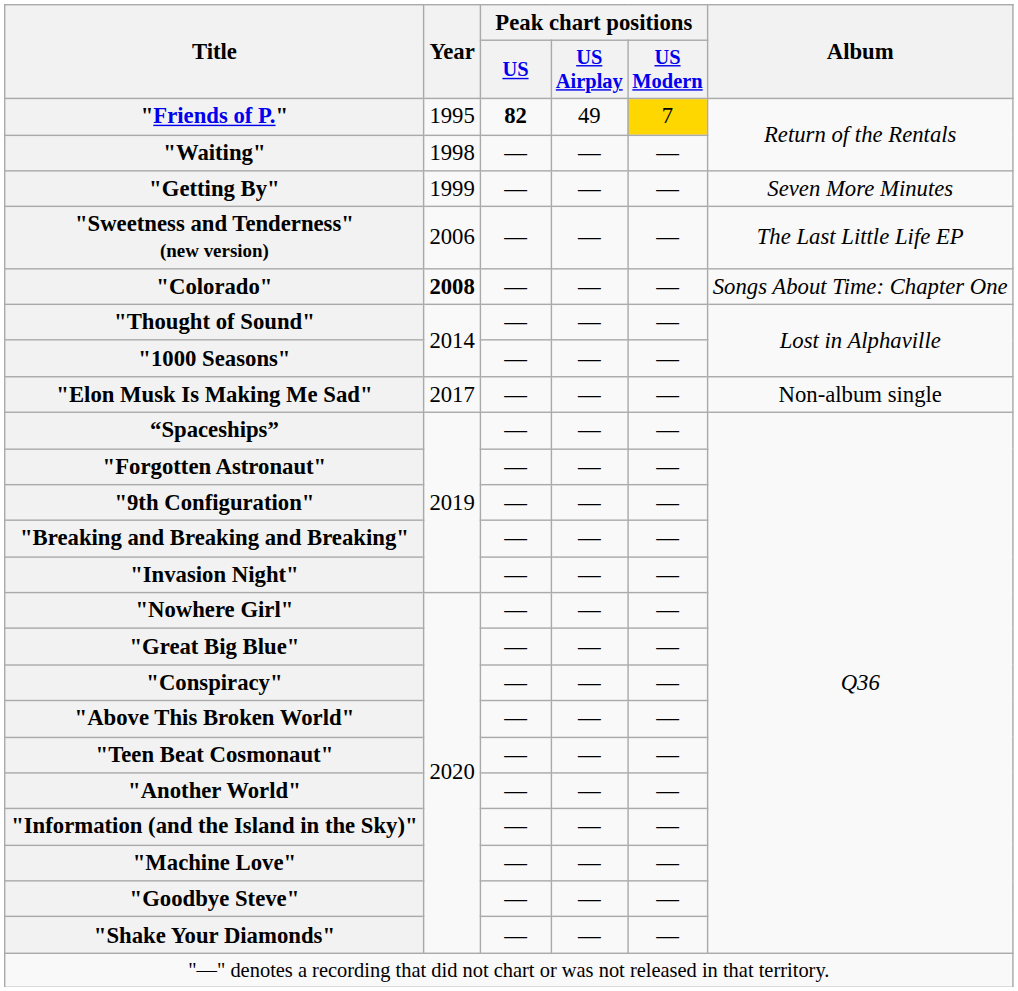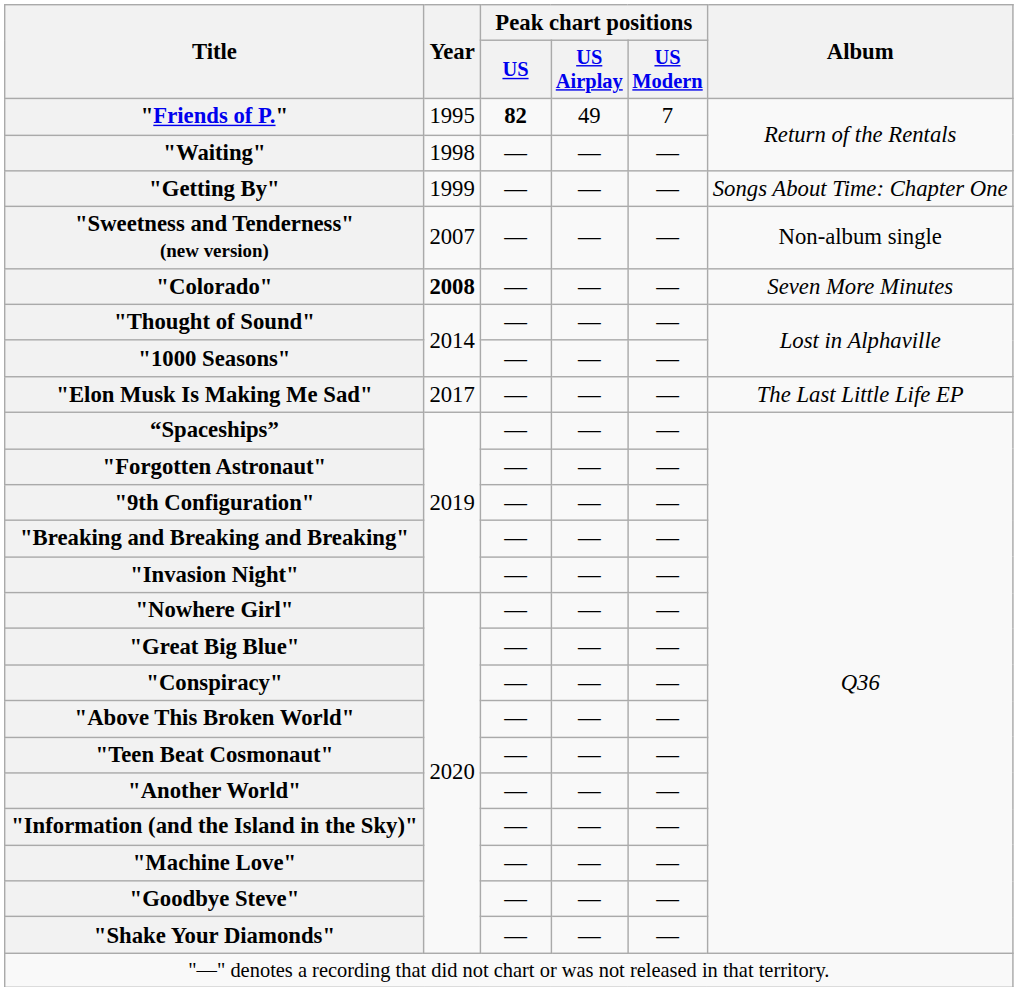(668, 116) gold background -> (668, 116) no background
(860, 188) Seven More Minutes -> (860, 188) Songs About Time: Chapter One
(452, 237) 2006 -> (452, 237) 2007
(860, 237) The Last Little Life EP -> (860, 237) Non-album single
(860, 286) Songs About Time: Chapter One -> (860, 286) Seven More Minutes
(860, 394) Non-album single -> (860, 394) The Last Little Life EP
